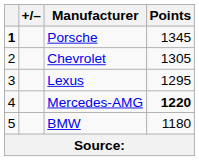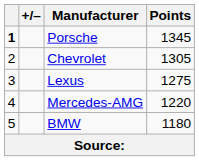(176, 80) 1295 -> (176, 80) 1275
(176, 102) bold -> (176, 102) normal
